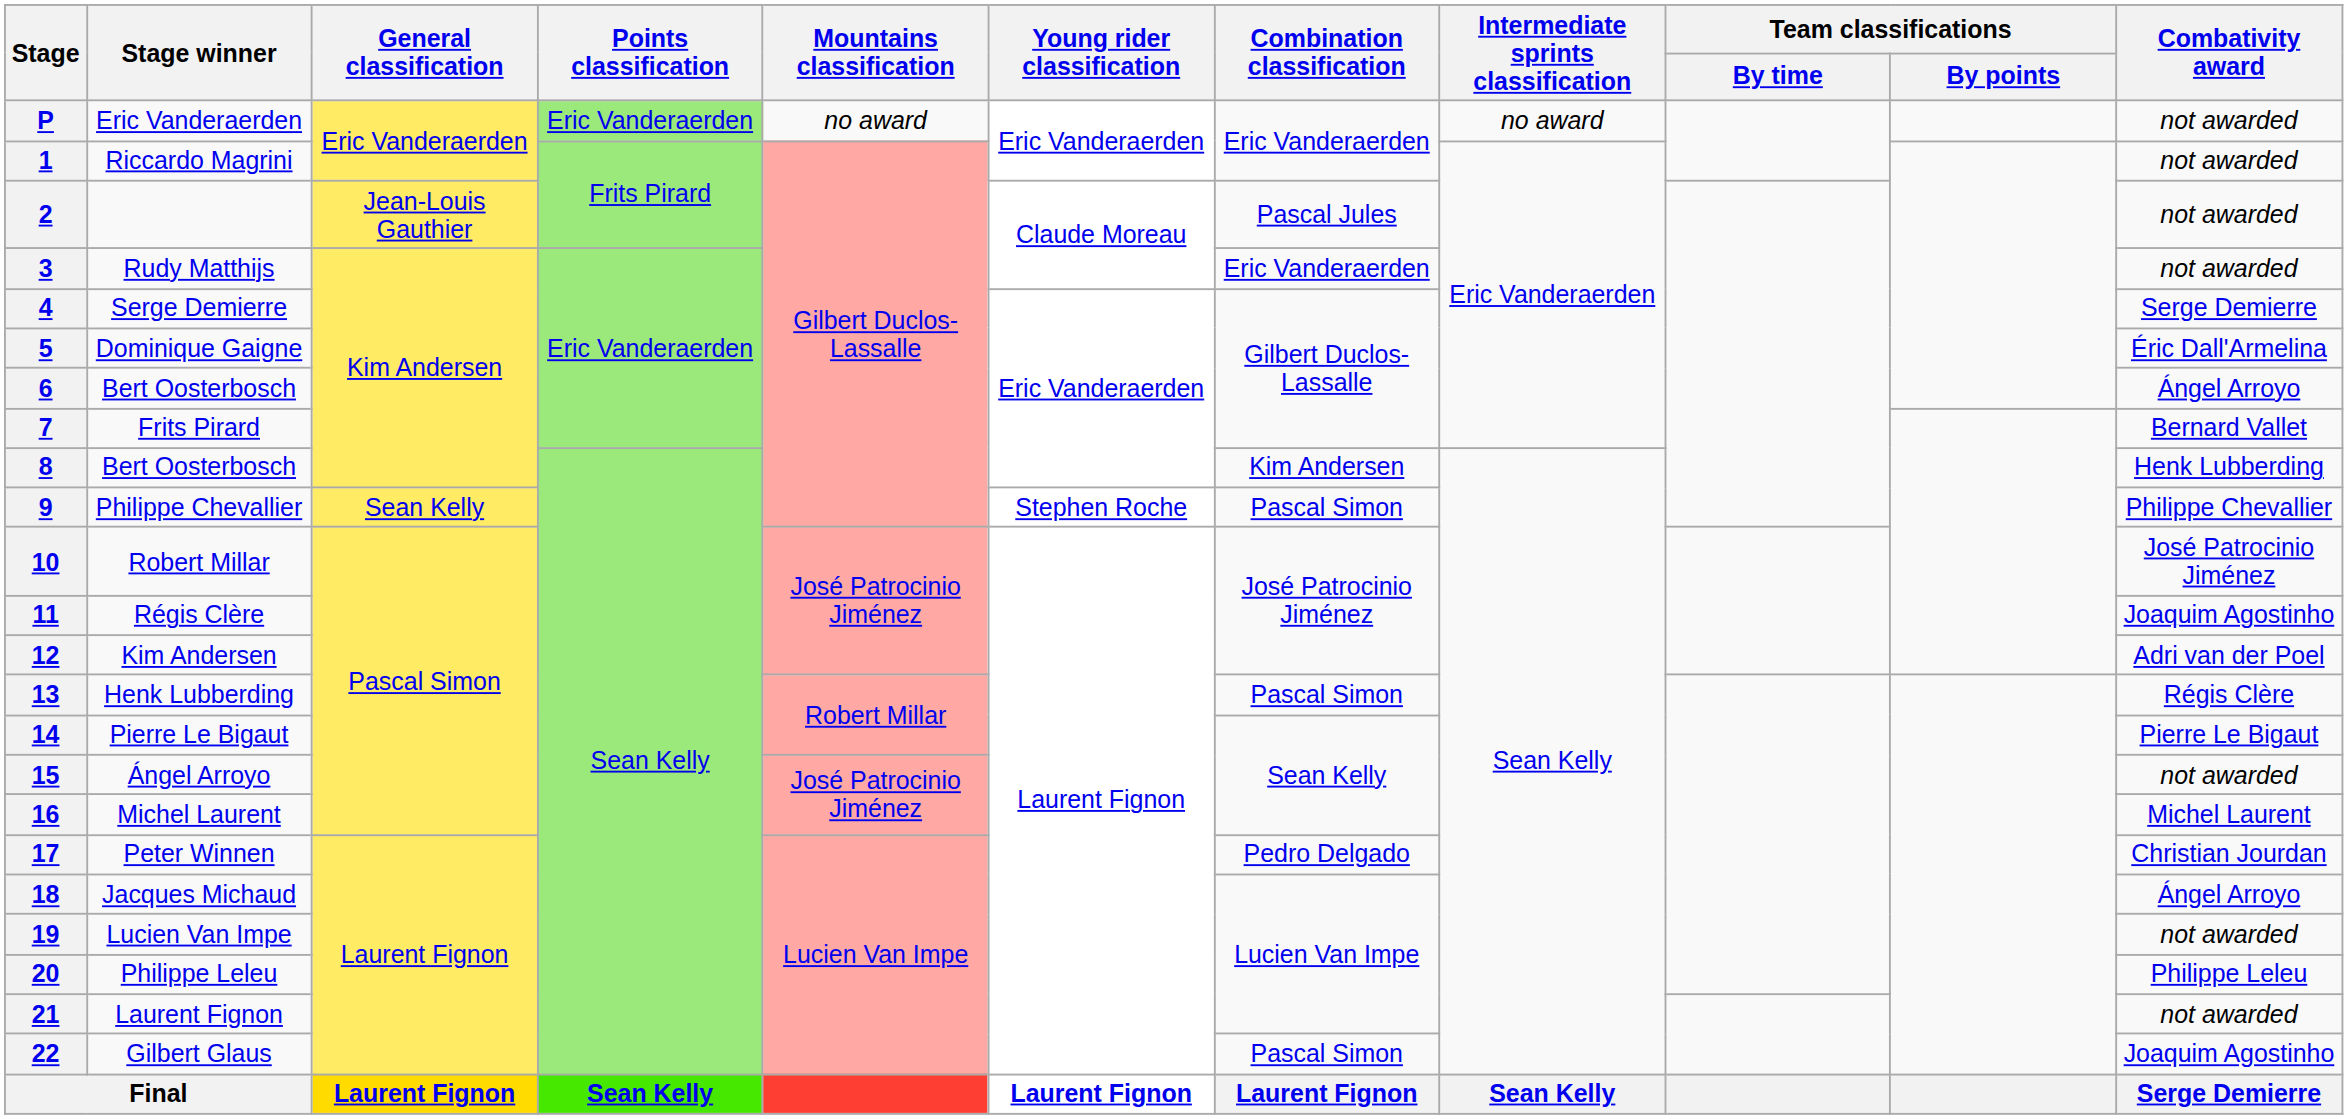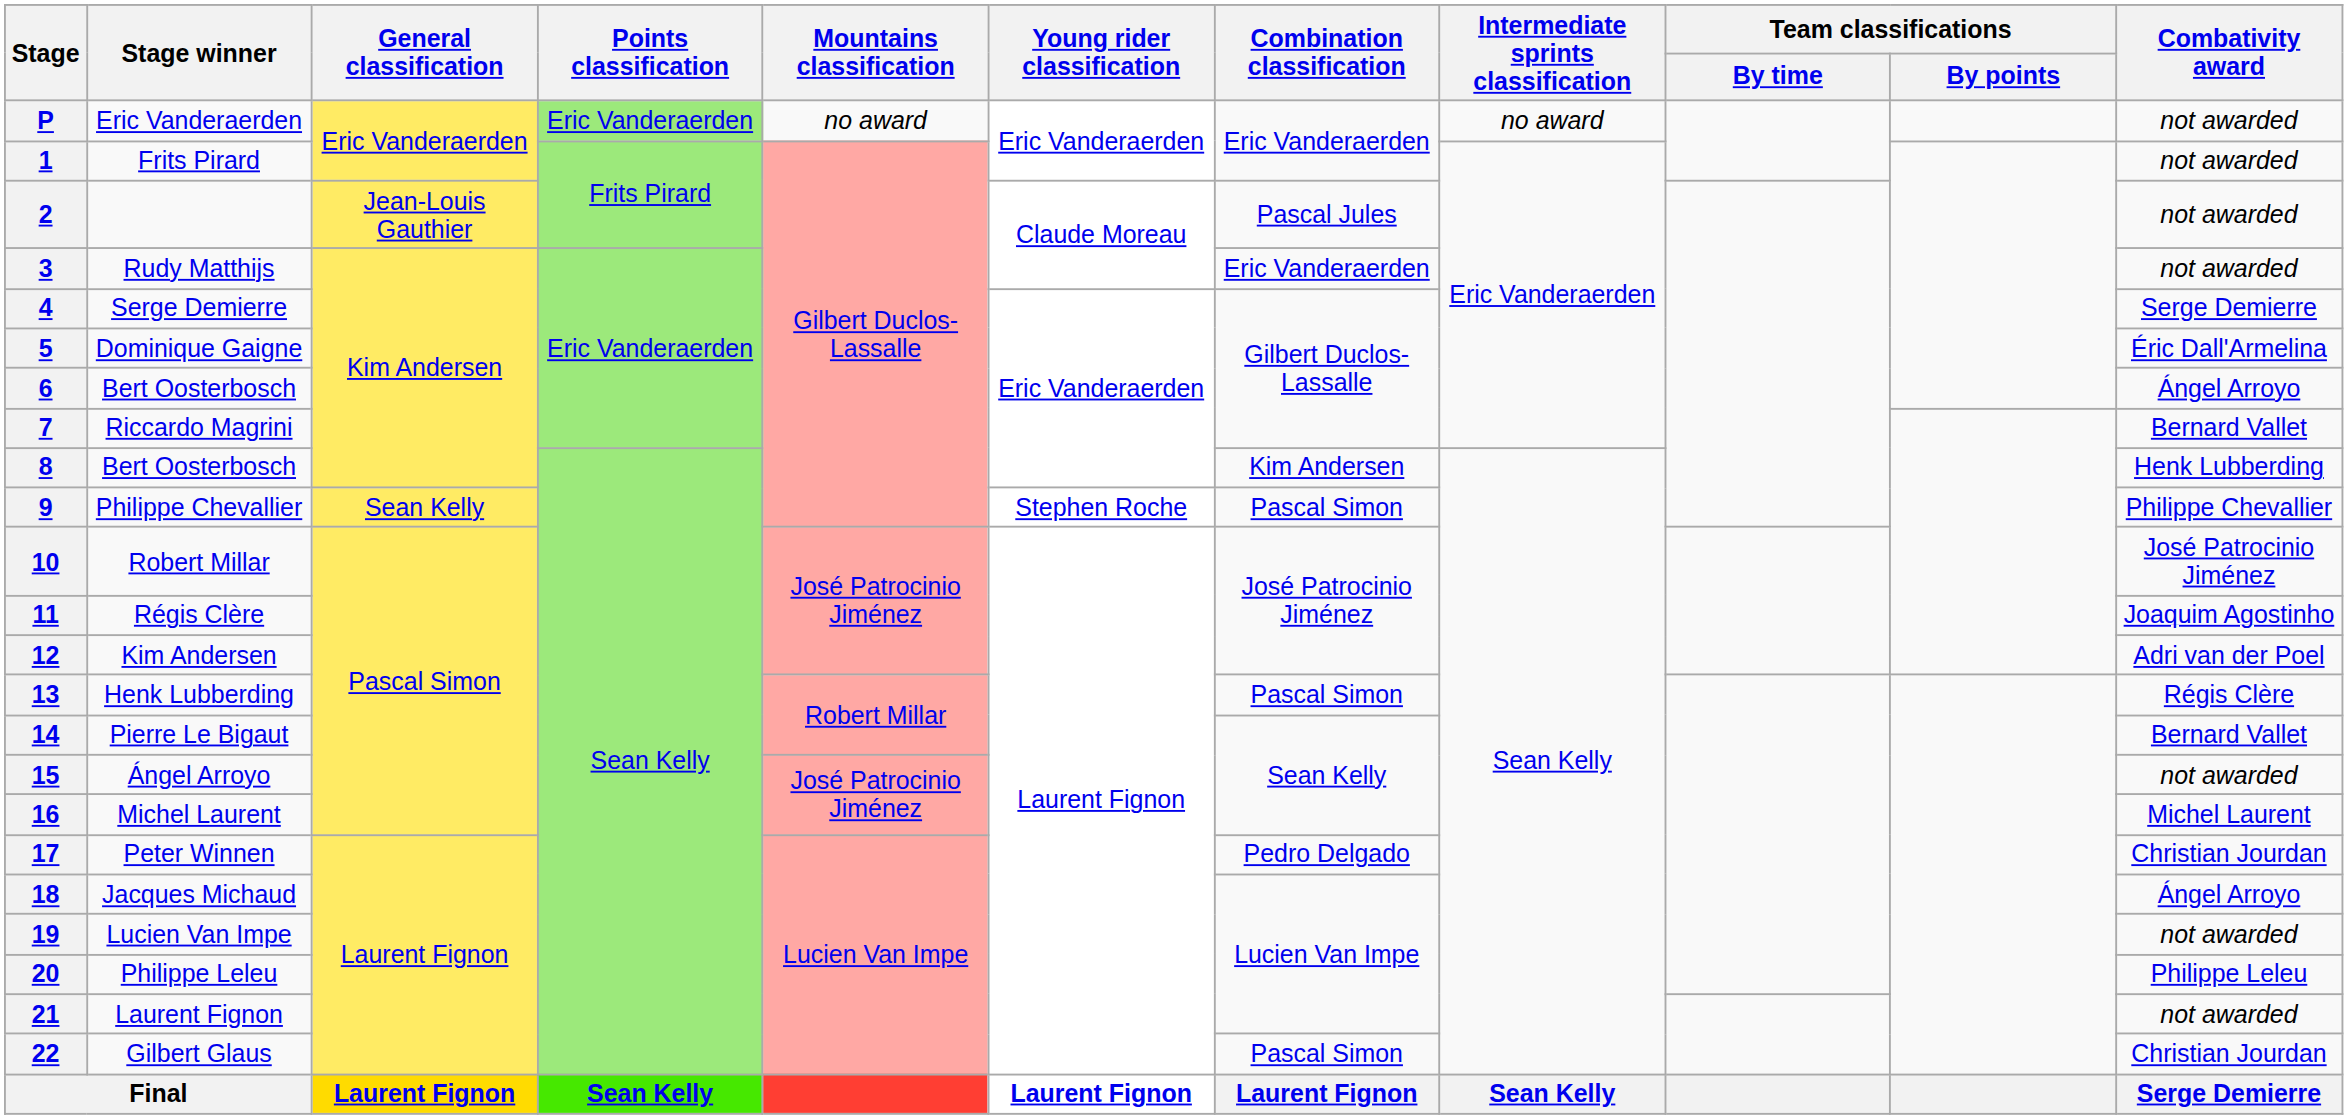(199, 161) Riccardo Magrini -> (199, 161) Frits Pirard
(199, 428) Frits Pirard -> (199, 428) Riccardo Magrini
(2229, 735) Pierre Le Bigaut -> (2229, 735) Bernard Vallet
(2229, 1054) Joaquim Agostinho -> (2229, 1054) Christian Jourdan
